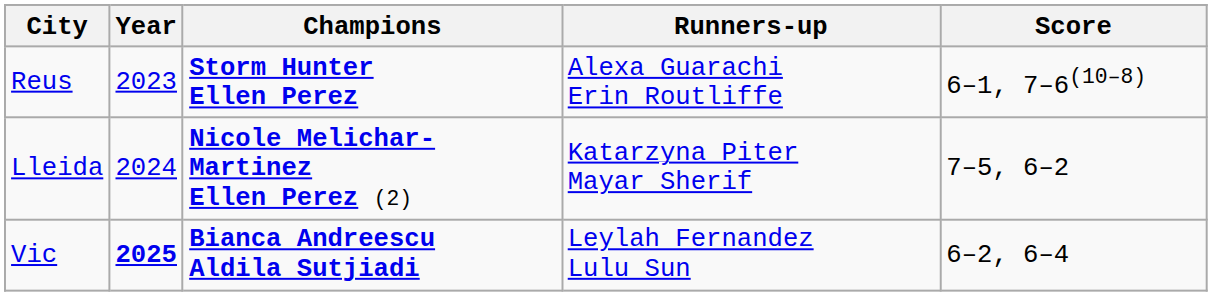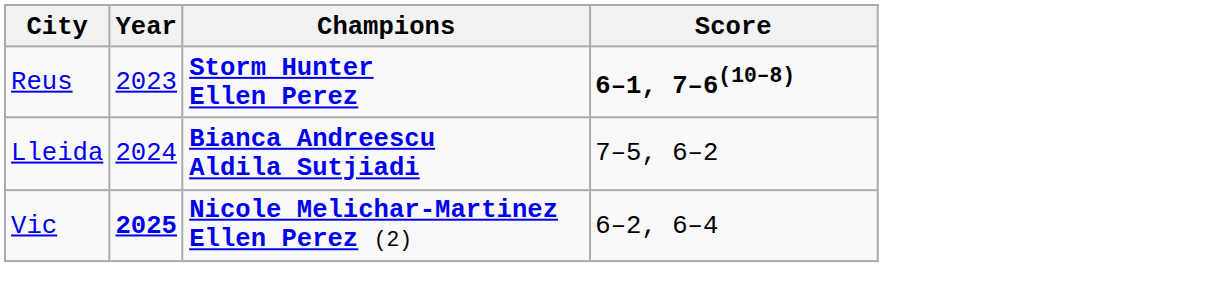- column: (751, 26)
(1046, 82) normal -> (695, 82) bold
(312, 168) Nicole Melichar-Martinez Ellen Perez (2) -> (312, 154) Bianca Andreescu Aldila Sutjiadi
(312, 254) Bianca Andreescu Aldila Sutjiadi -> (374, 225) Nicole Melichar-Martinez Ellen Perez (2)
